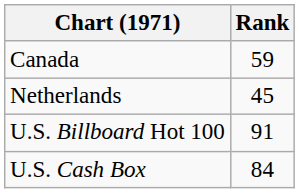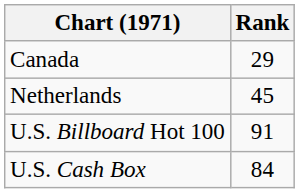(262, 59) 59 -> (262, 59) 29
